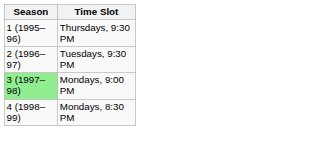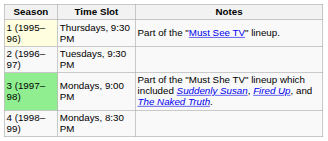+ column: (229, 12)
(26, 33) no background -> (26, 33) lightyellow background
